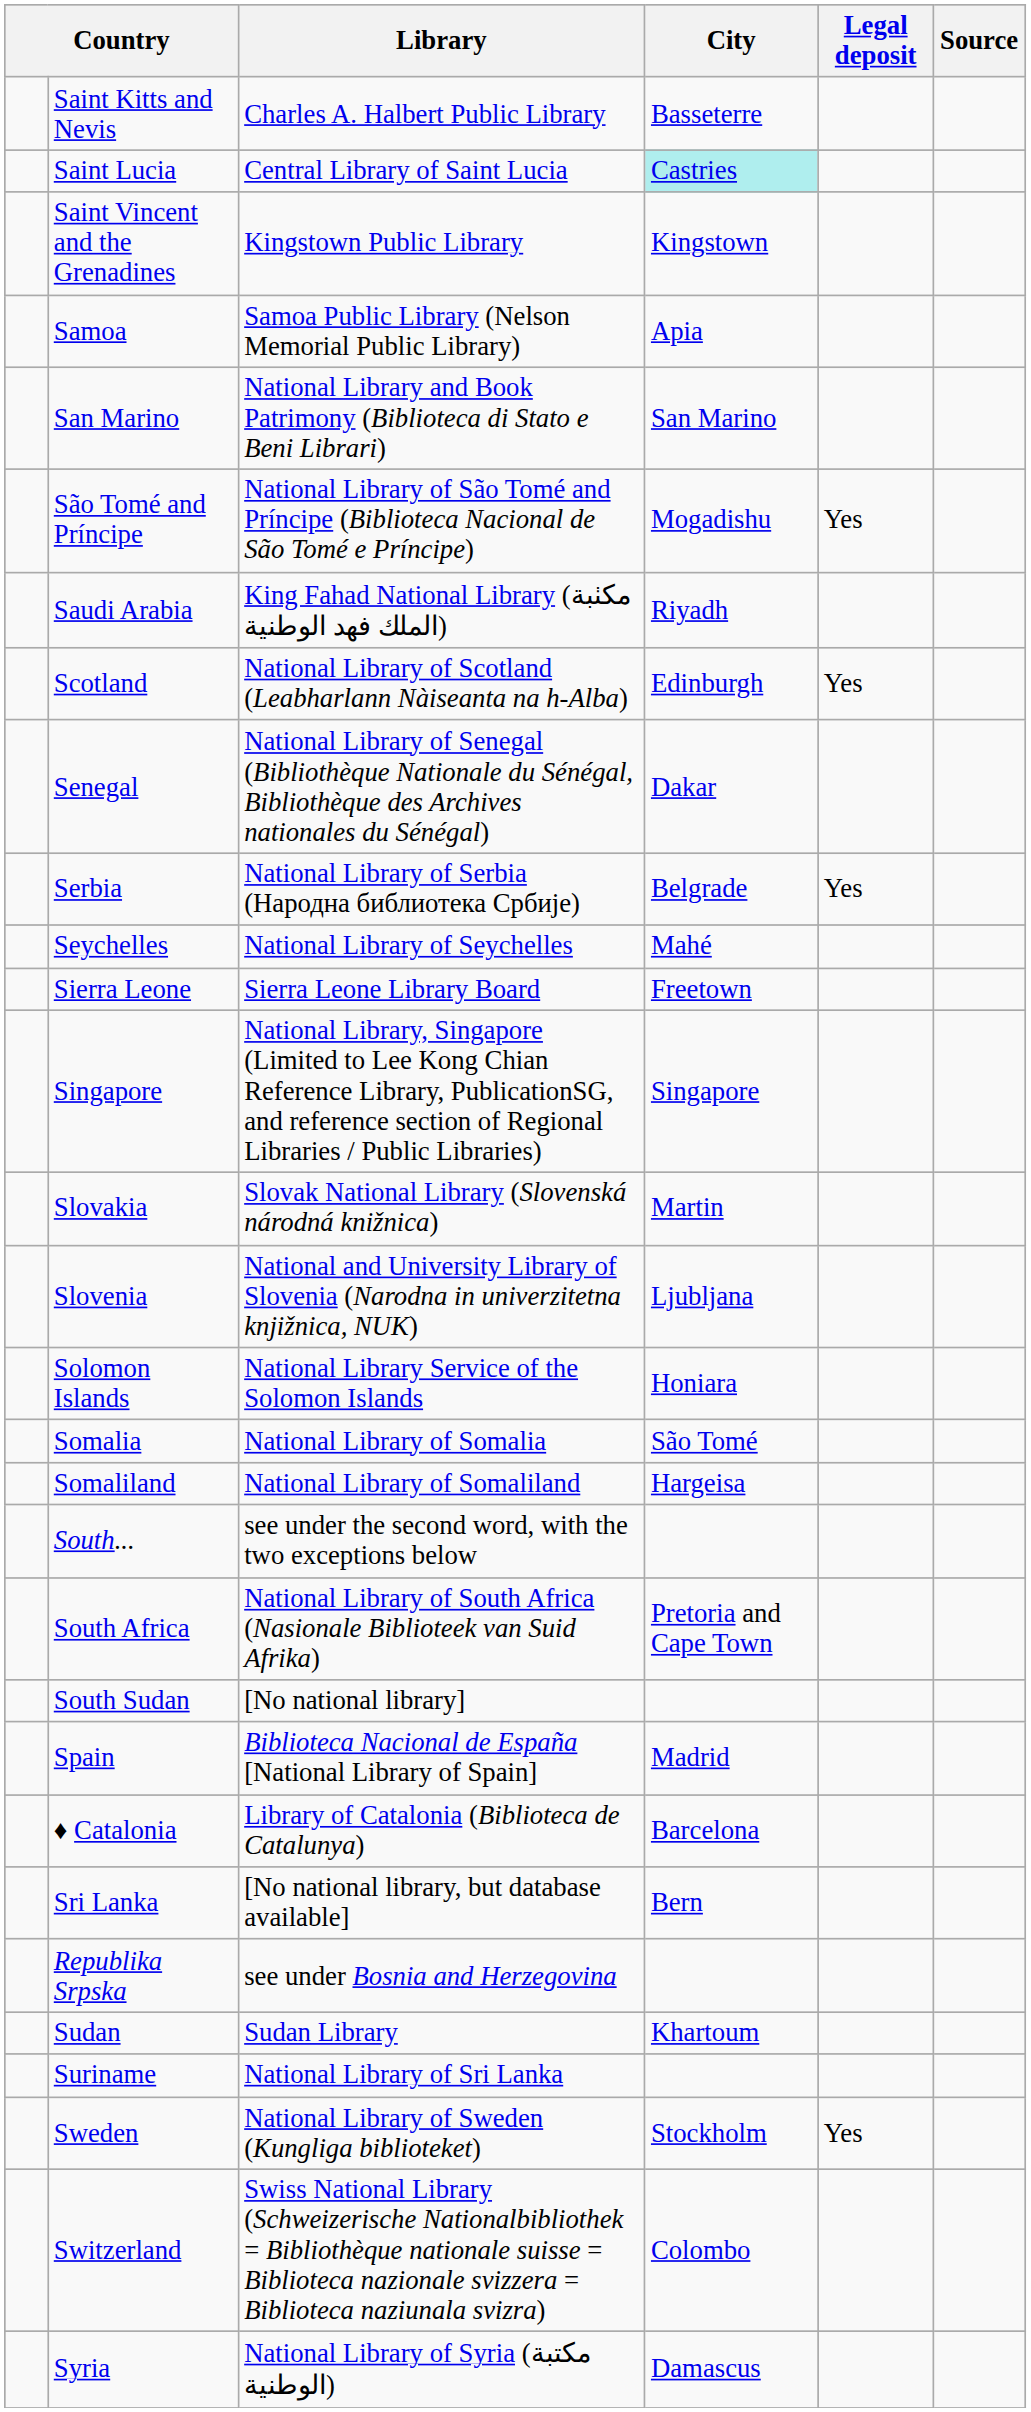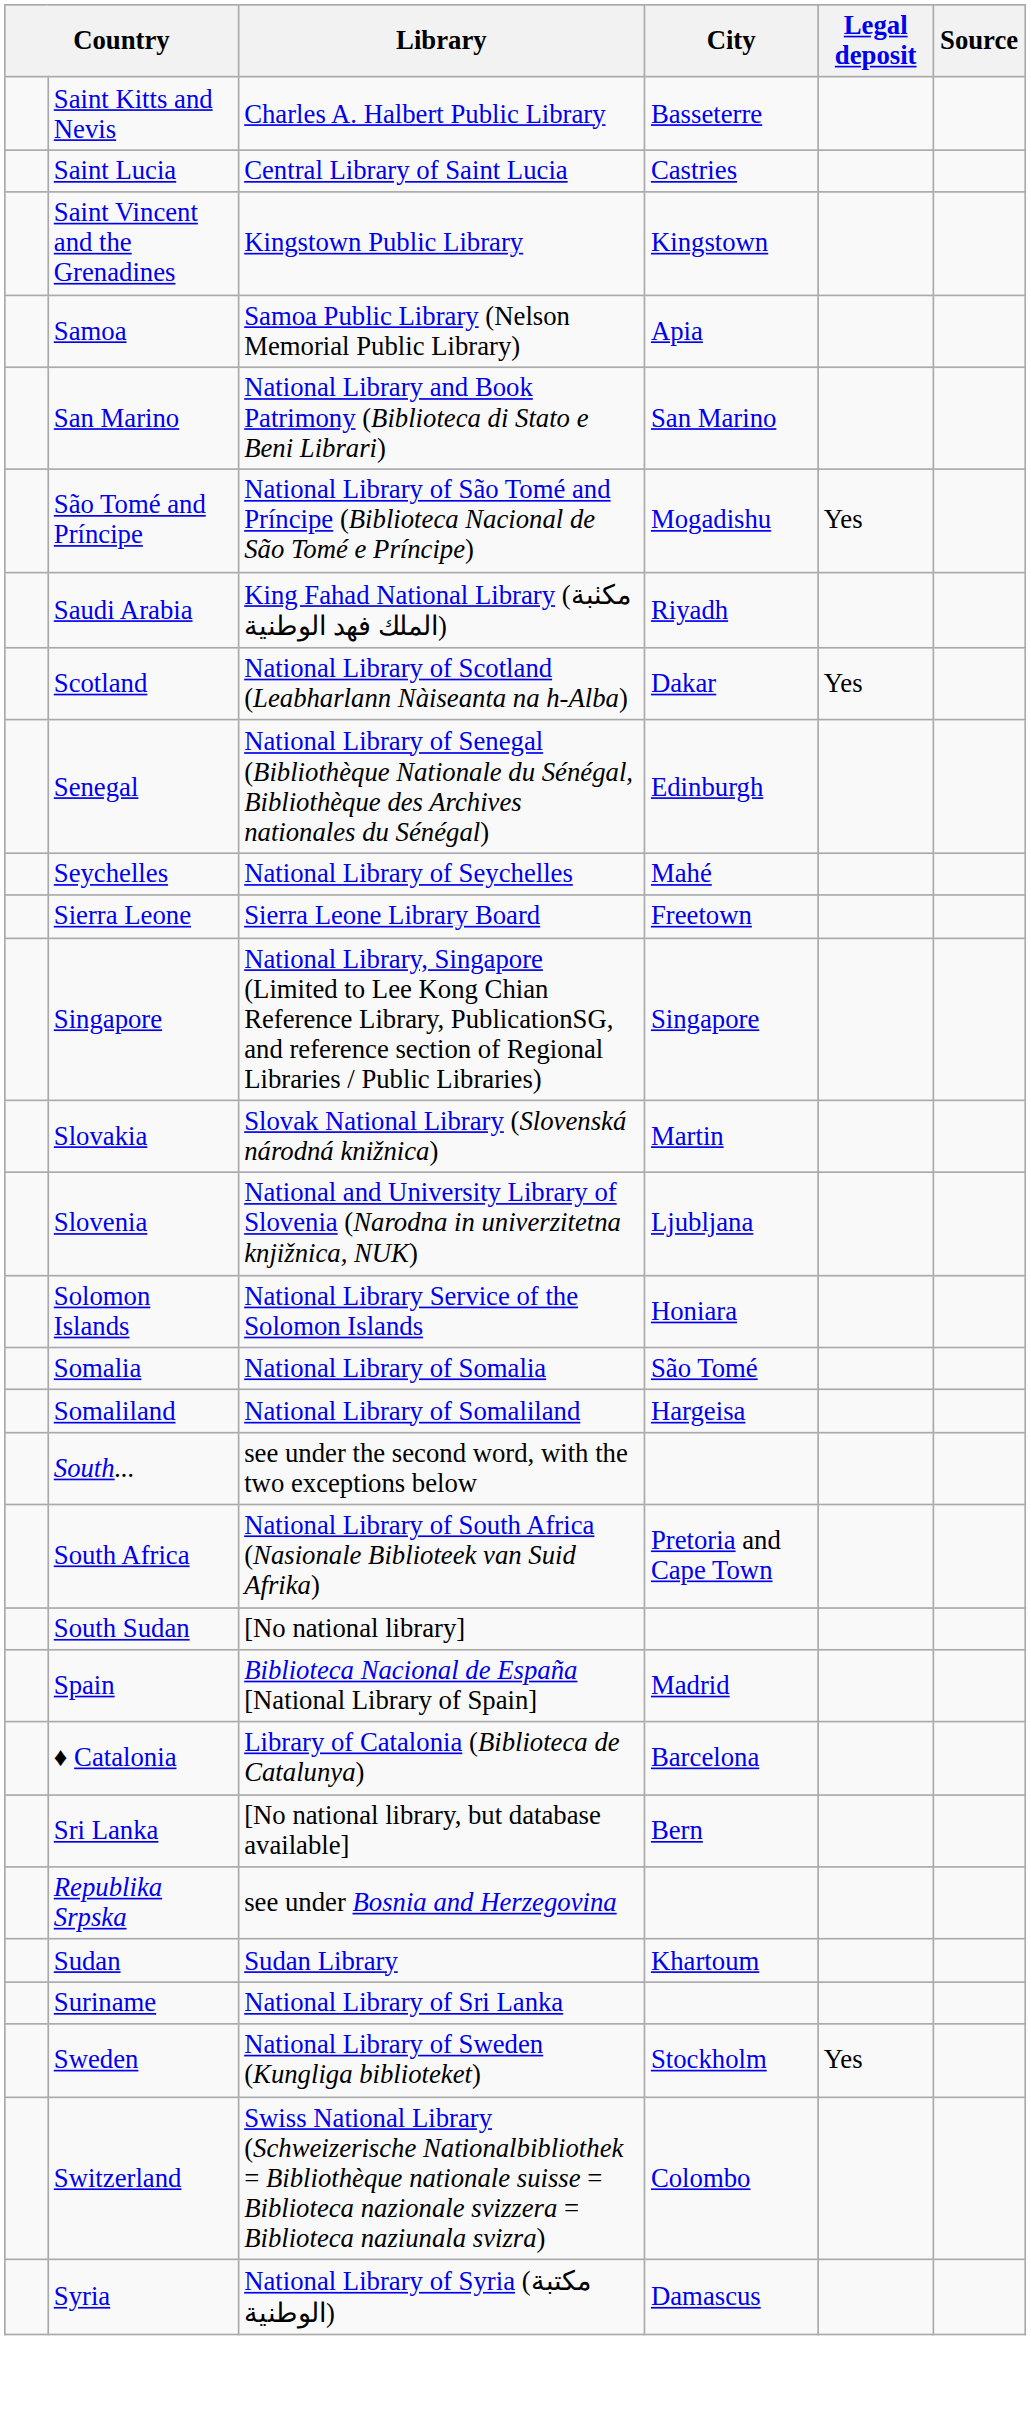(694, 170) paleturquoise background -> (694, 170) no background
(707, 683) Edinburgh -> (684, 683) Dakar
(684, 786) Dakar -> (707, 786) Edinburgh
- row: (88, 888)
